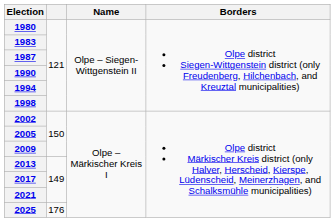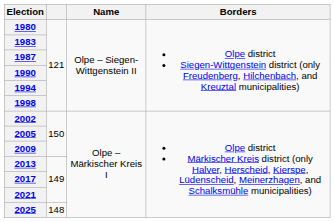(56, 210) 176 -> (56, 210) 148
